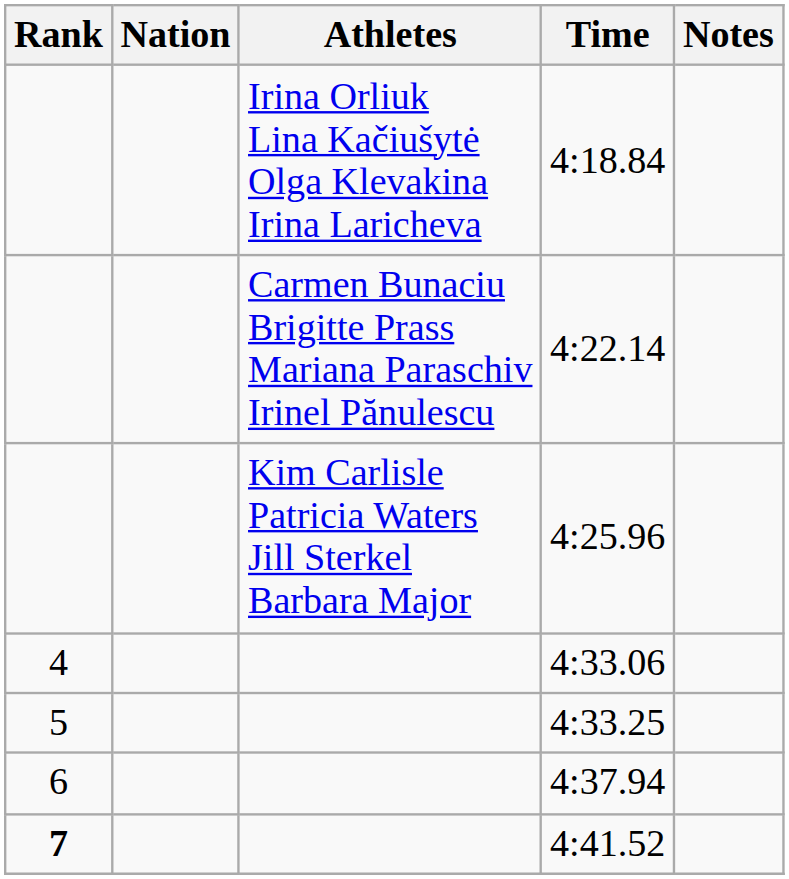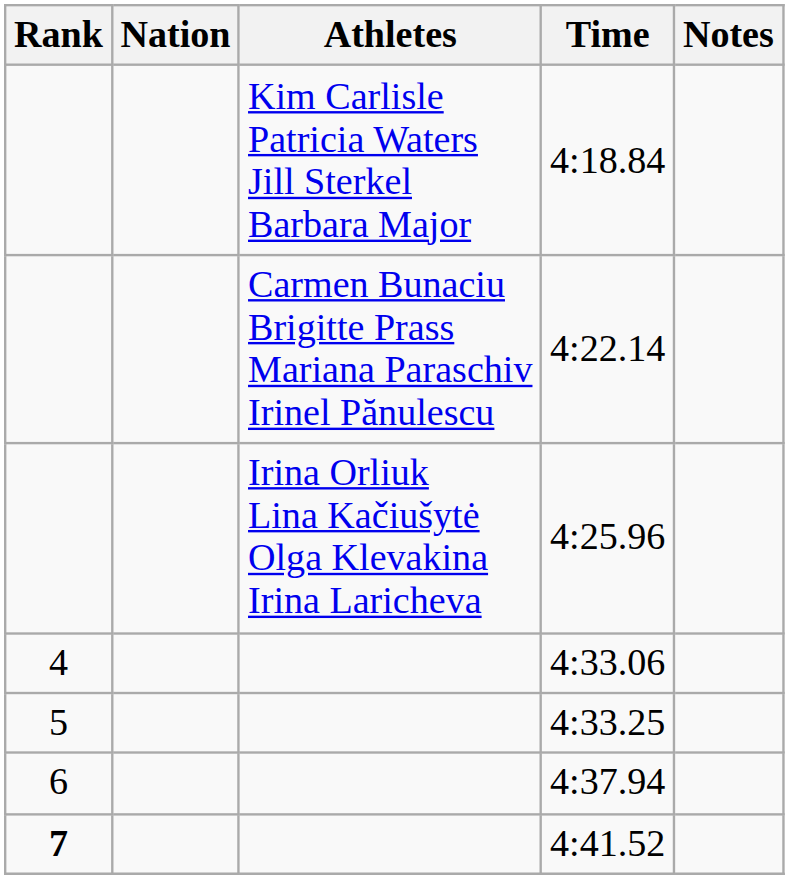(368, 159) Irina Orliuk Lina Kačiušytė Olga Klevakina Irina Laricheva -> (363, 159) Kim Carlisle Patricia Waters Jill Sterkel Barbara Major
(363, 537) Kim Carlisle Patricia Waters Jill Sterkel Barbara Major -> (368, 537) Irina Orliuk Lina Kačiušytė Olga Klevakina Irina Laricheva
